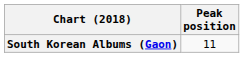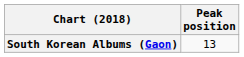(209, 44) 11 -> (209, 44) 13
